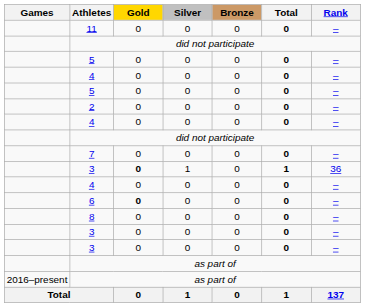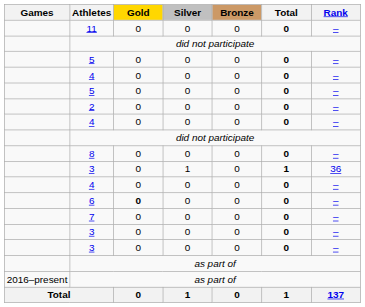rows swapped: (92, 217) <-> (92, 154)
(138, 170) bold -> (138, 170) normal
